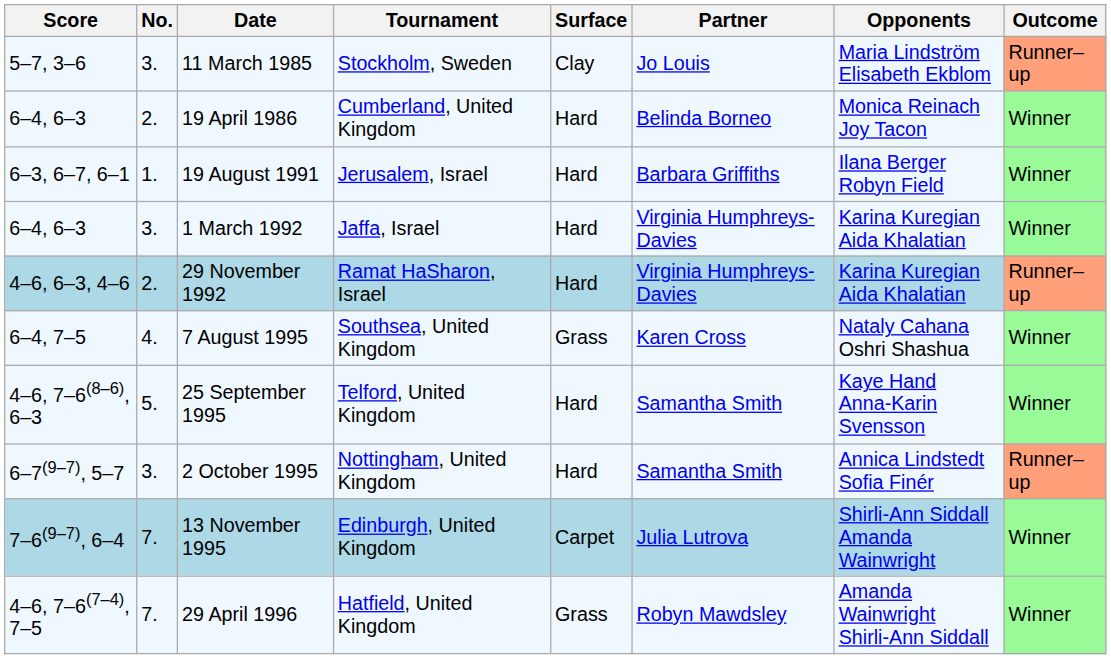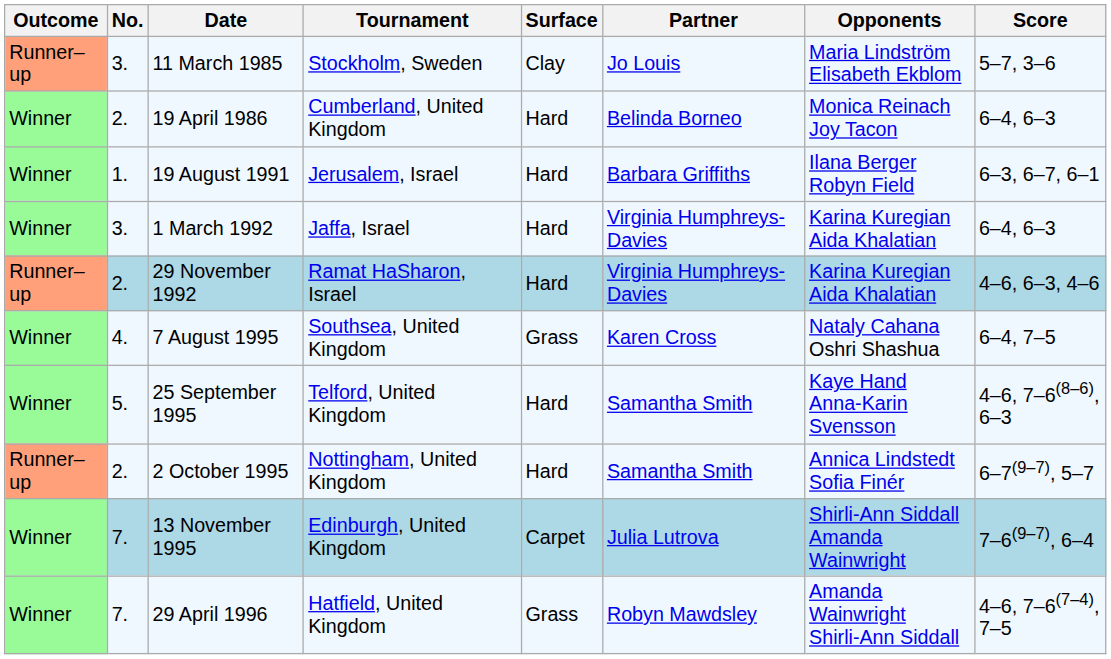columns swapped: (1055, 20) <-> (71, 20)
(149, 470) 3. -> (120, 470) 2.
